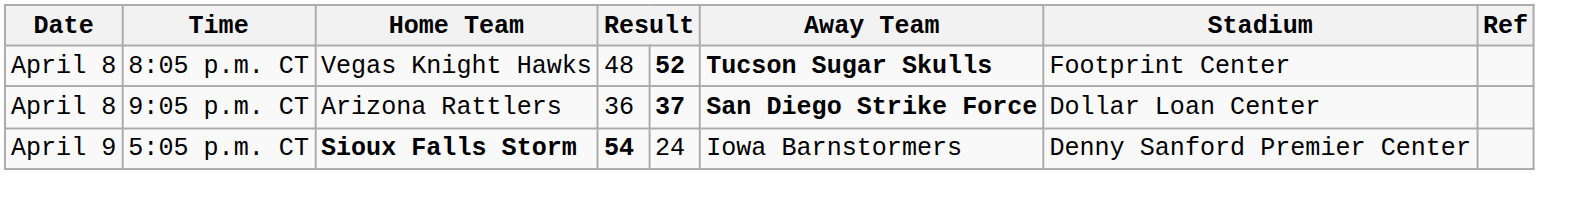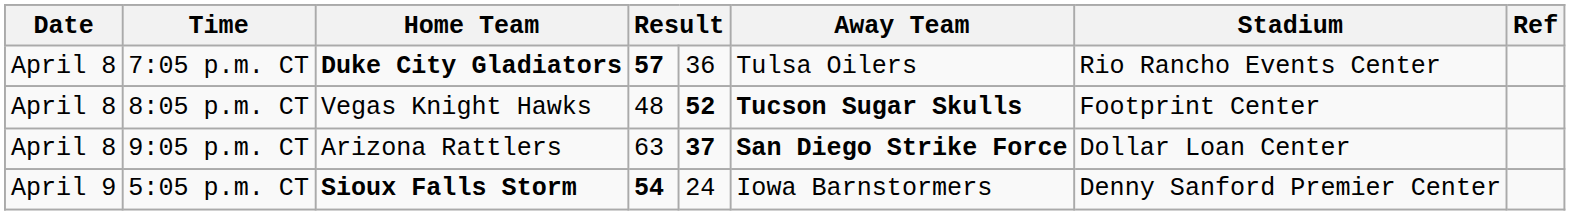+ row: (219, 66)
(619, 107) 36 -> (649, 148) 63
